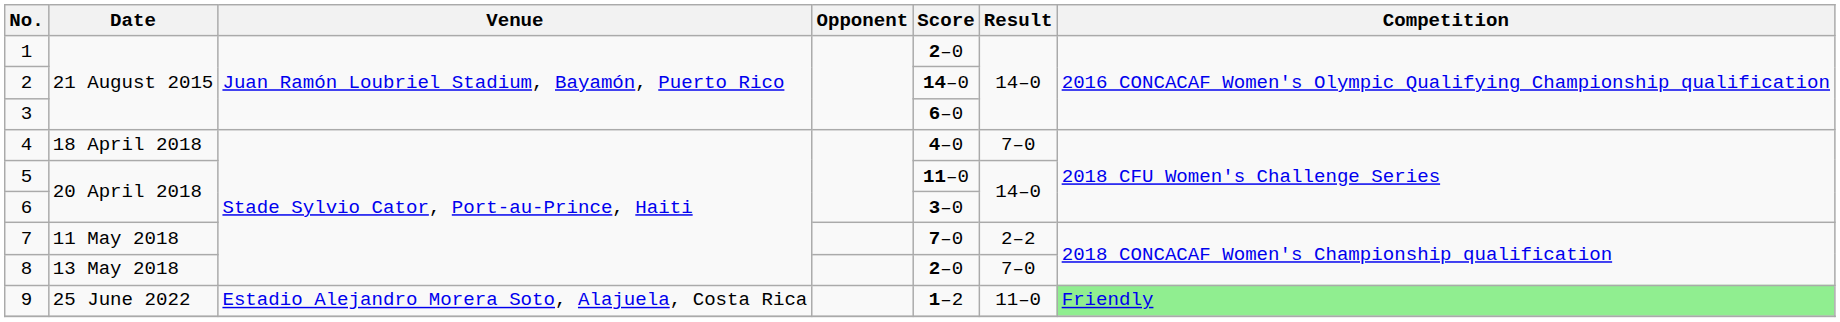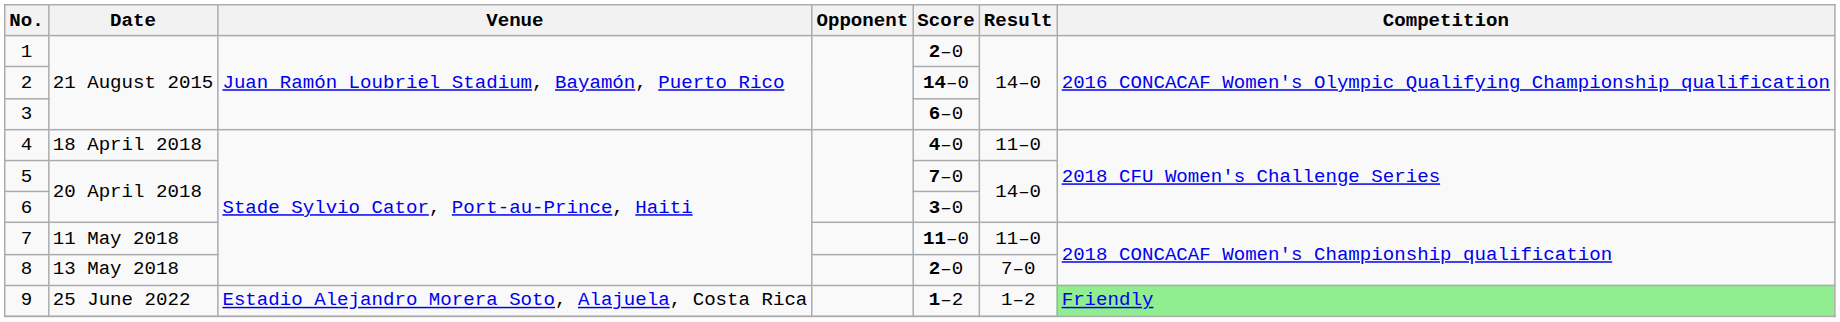(1018, 145) 7–0 -> (1018, 145) 11–0
(946, 176) 11–0 -> (946, 176) 7–0
(946, 238) 7–0 -> (946, 238) 11–0
(1018, 238) 2–2 -> (1018, 238) 11–0
(1018, 301) 11–0 -> (1018, 301) 1–2
